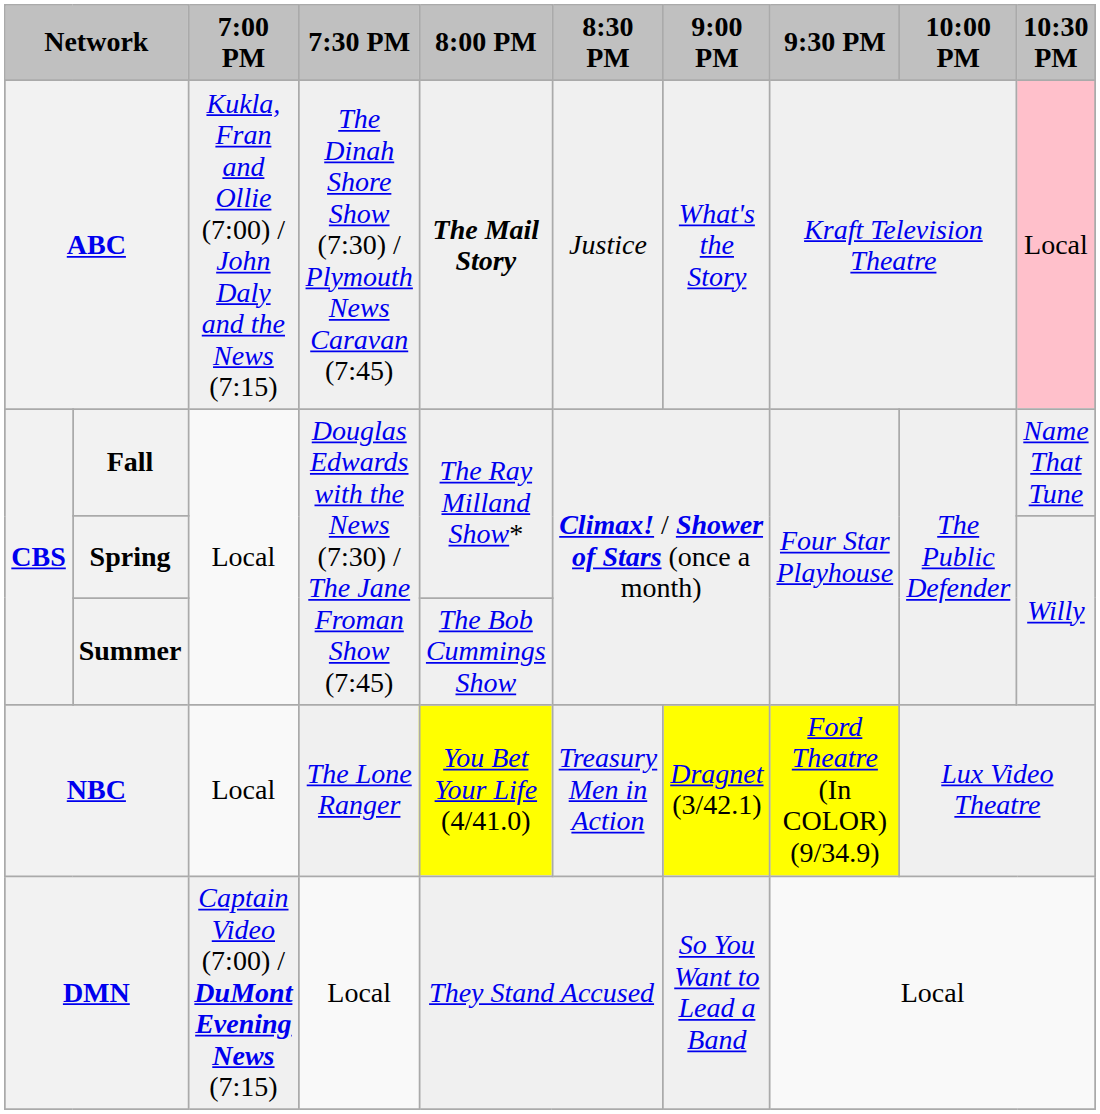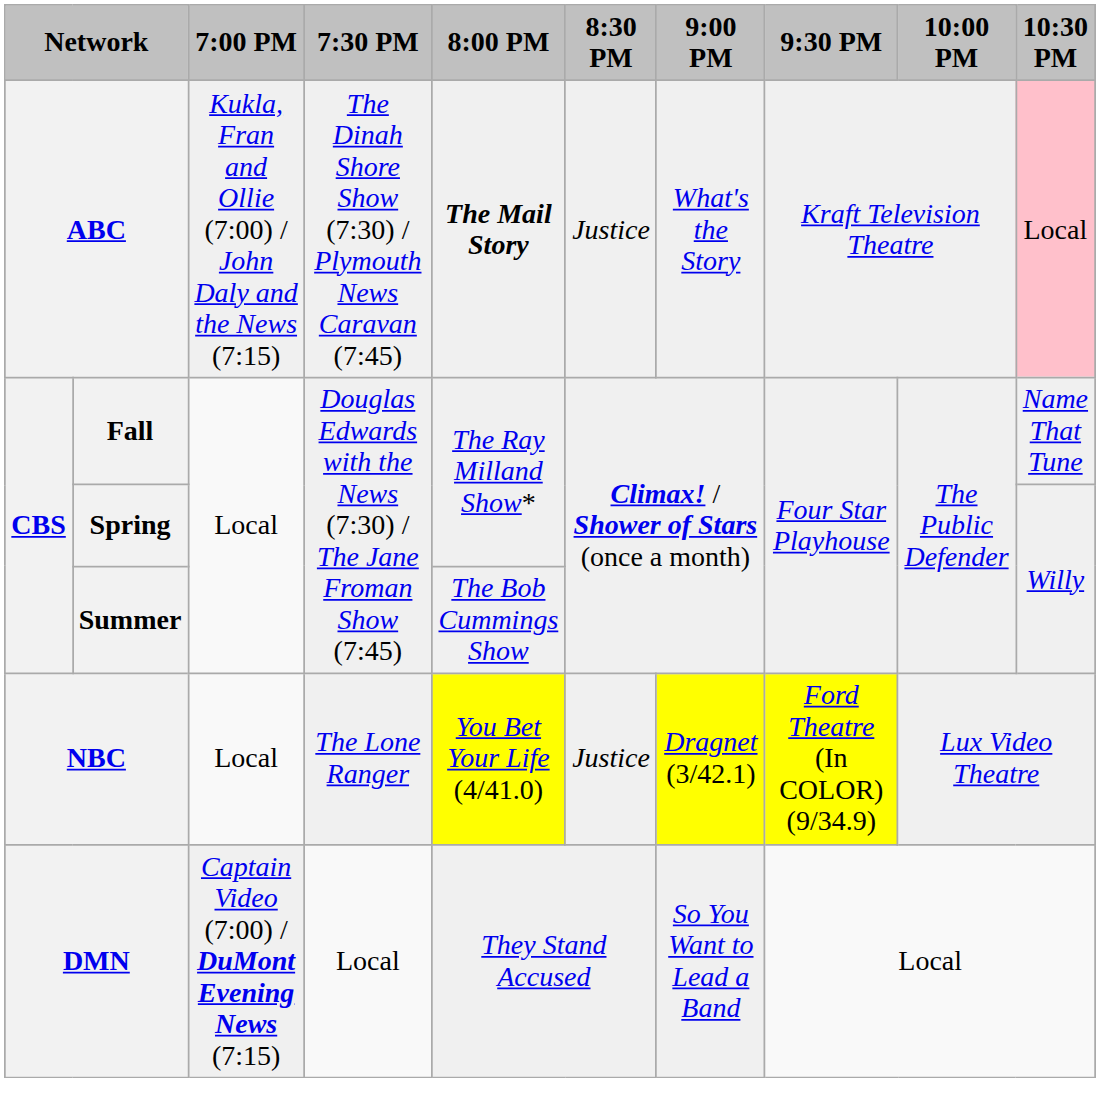(608, 789) Treasury Men in Action -> (611, 758) Justice
